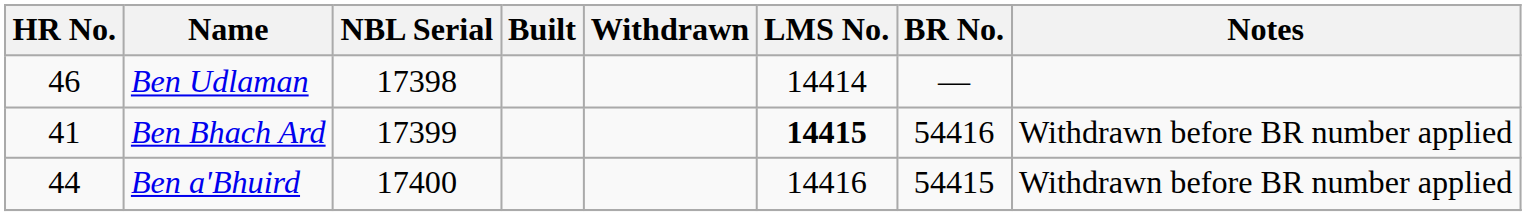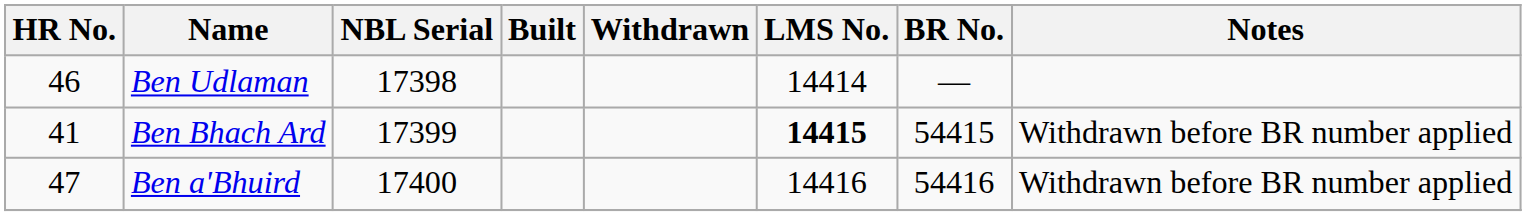(954, 132) 54416 -> (954, 132) 54415
(64, 183) 44 -> (64, 183) 47
(954, 183) 54415 -> (954, 183) 54416
